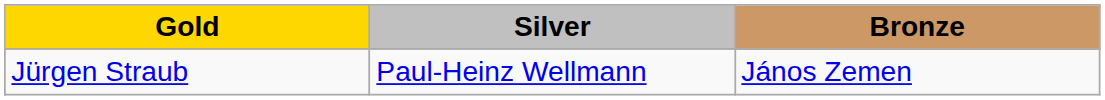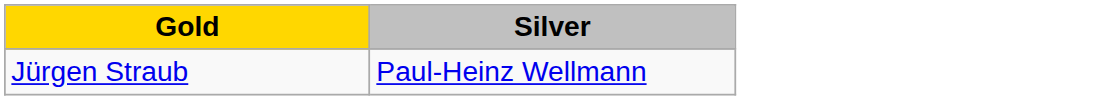- column: (917, 26)
